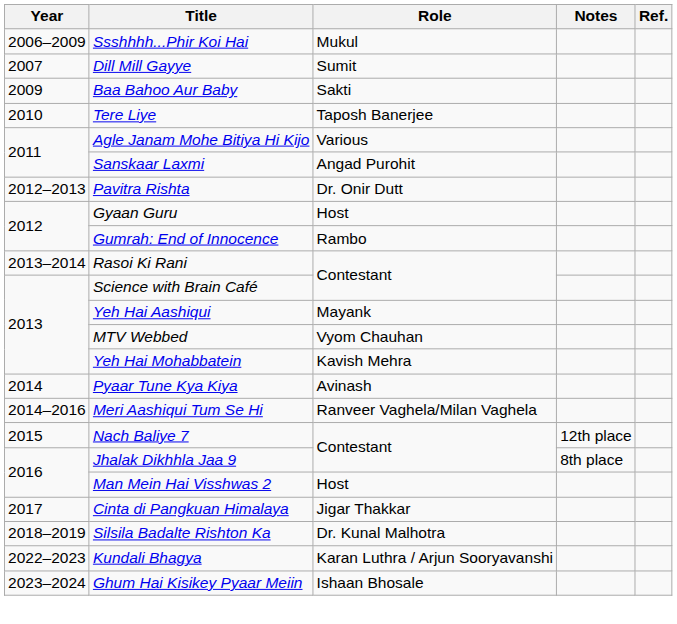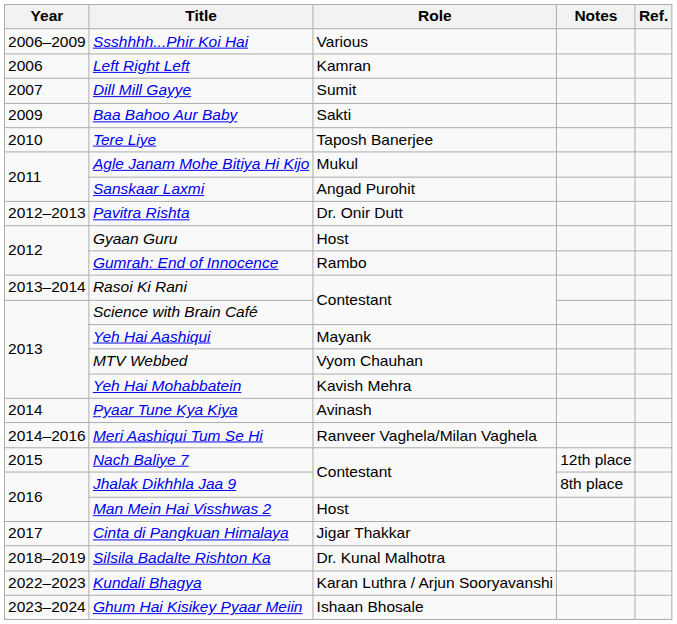(337, 41) Mukul -> (342, 41) Various
+ row: (141, 66)
(342, 139) Various -> (337, 164) Mukul
